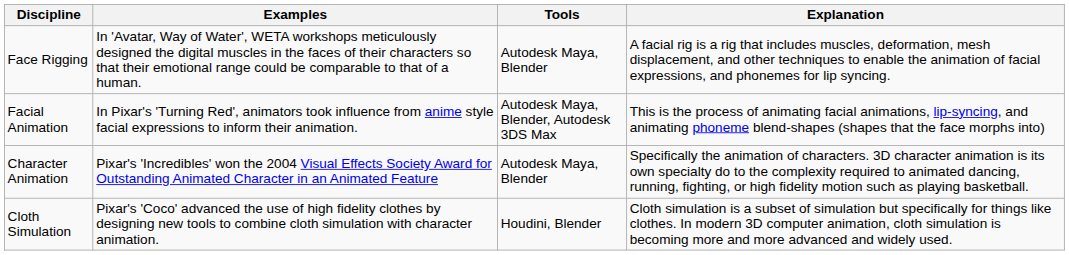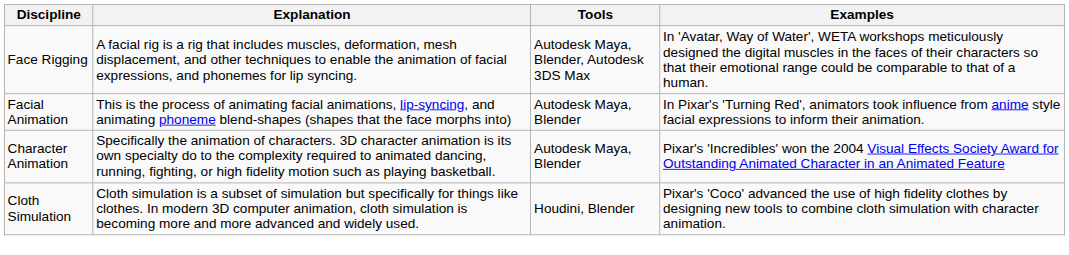columns swapped: (845, 15) <-> (295, 15)
(549, 59) Autodesk Maya, Blender -> (589, 59) Autodesk Maya, Blender, Autodesk 3DS Max
(556, 119) Autodesk Maya, Blender, Autodesk 3DS Max -> (583, 111) Autodesk Maya, Blender
